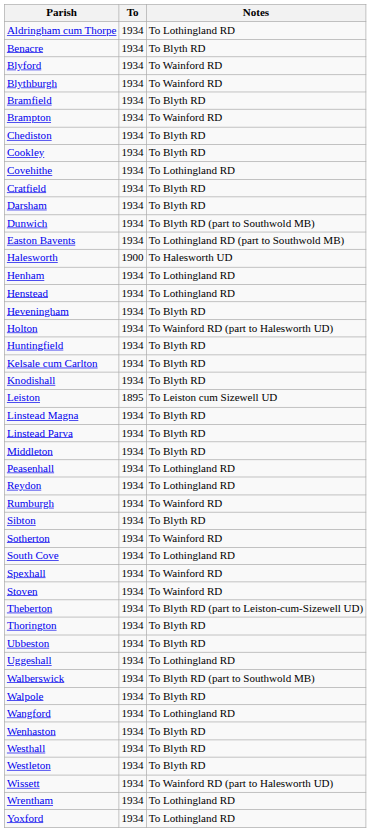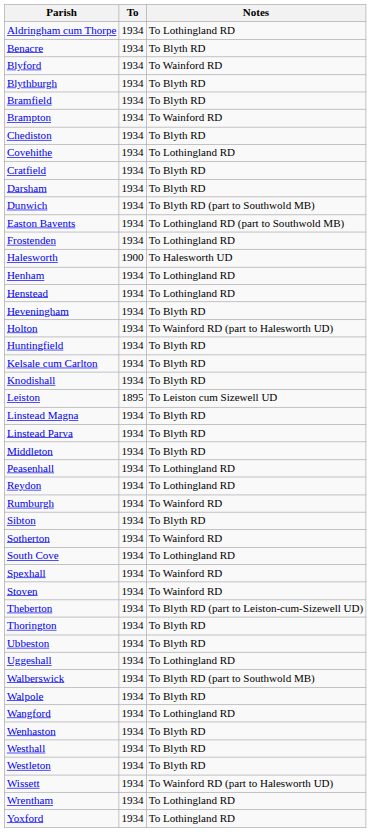(185, 83) To Wainford RD -> (177, 83) To Blyth RD
- row: (26, 153)
+ row: (31, 240)
